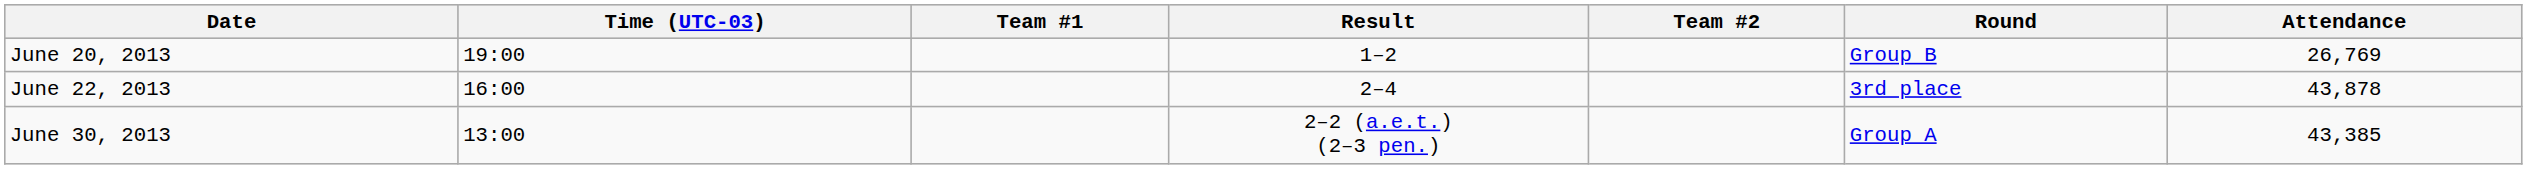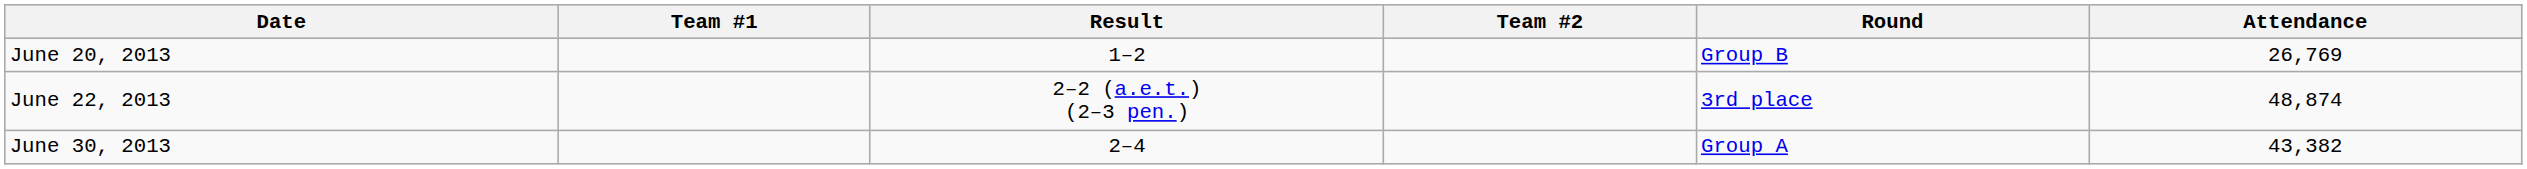- column: (685, 22)
(1378, 89) 2–4 -> (1127, 101) 2–2 (a.e.t.) (2–3 pen.)
(2344, 89) 43,878 -> (2305, 101) 48,874
(1378, 135) 2–2 (a.e.t.) (2–3 pen.) -> (1127, 147) 2–4
(2344, 135) 43,385 -> (2305, 147) 43,382
